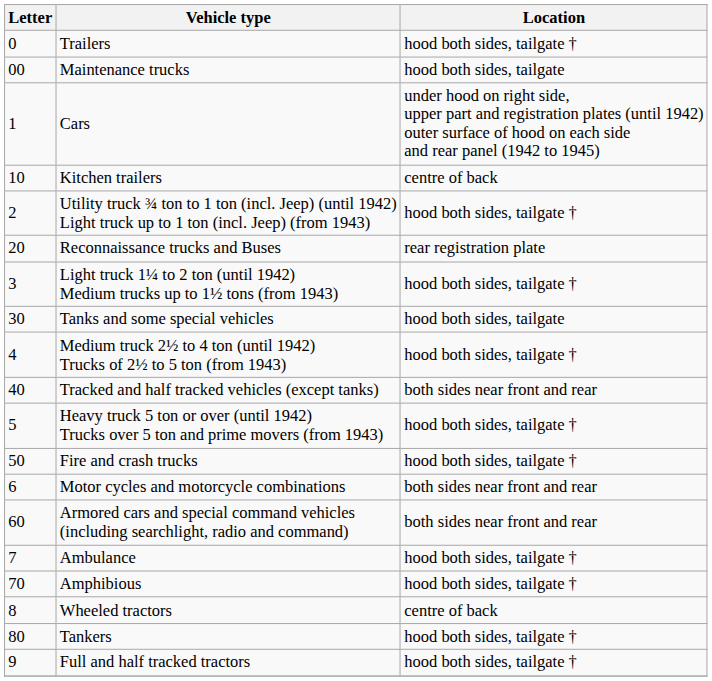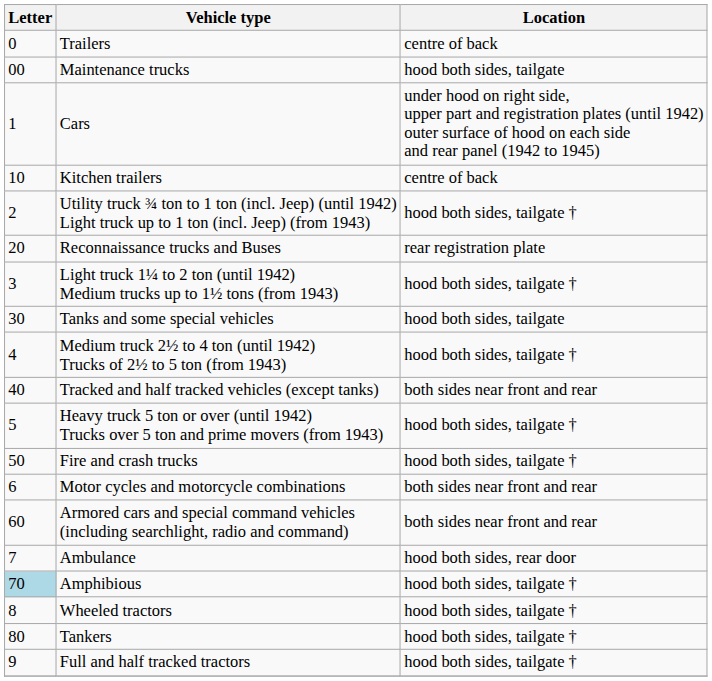(491, 43) hood both sides, tailgate † -> (451, 43) centre of back
(491, 557) hood both sides, tailgate † -> (490, 557) hood both sides, rear door
(17, 584) no background -> (17, 584) lightblue background
(451, 610) centre of back -> (491, 610) hood both sides, tailgate †
